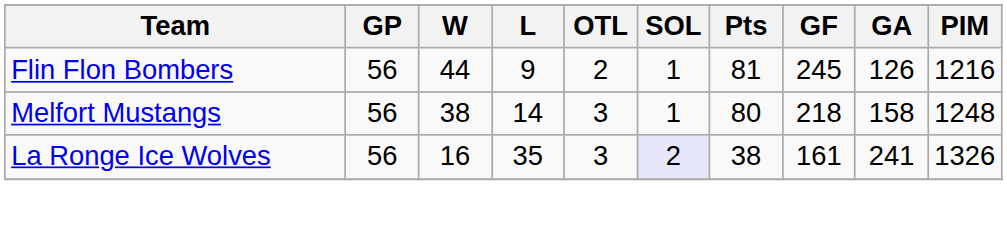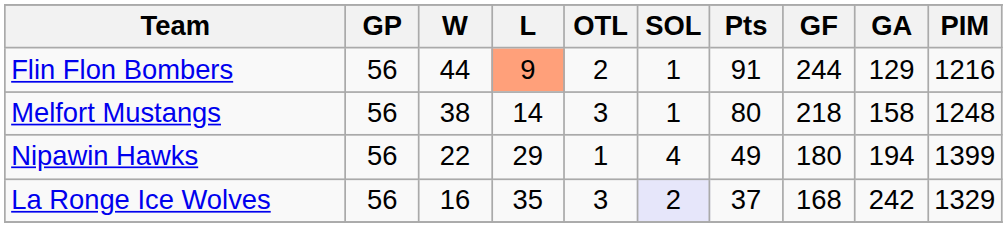(528, 69) no background -> (528, 69) lightsalmon background
(746, 69) 81 -> (746, 69) 91
(819, 69) 245 -> (819, 69) 244
(892, 69) 126 -> (892, 69) 129
+ row: (105, 156)
(746, 156) 38 -> (746, 199) 37
(819, 156) 161 -> (819, 199) 168
(892, 156) 241 -> (892, 199) 242
(965, 156) 1326 -> (965, 199) 1329
